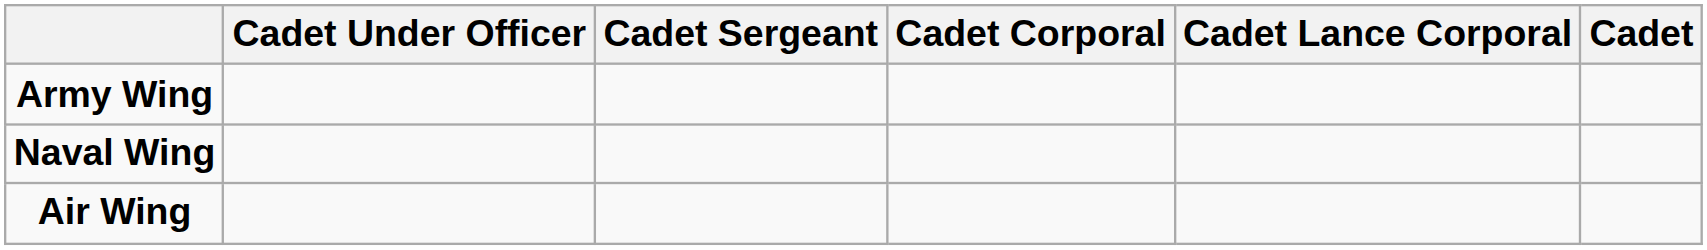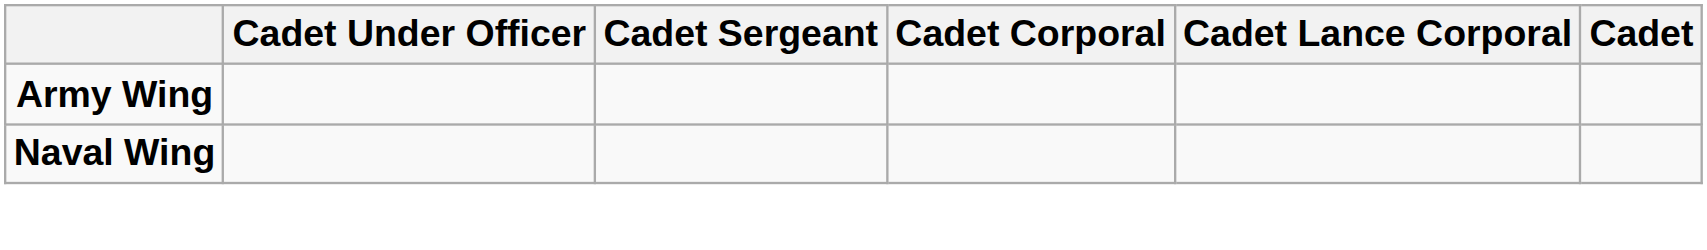- row: (115, 212)
